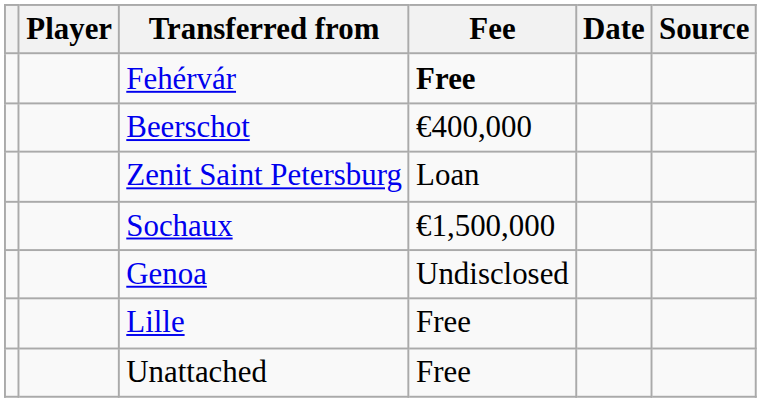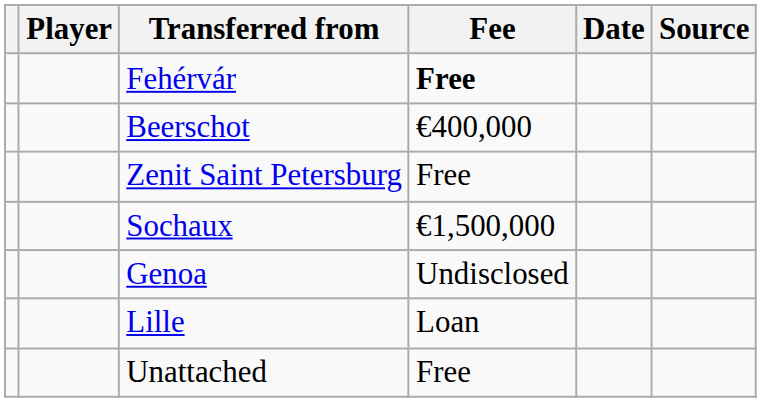(448, 175) Loan -> (444, 175) Free
(444, 322) Free -> (448, 322) Loan
